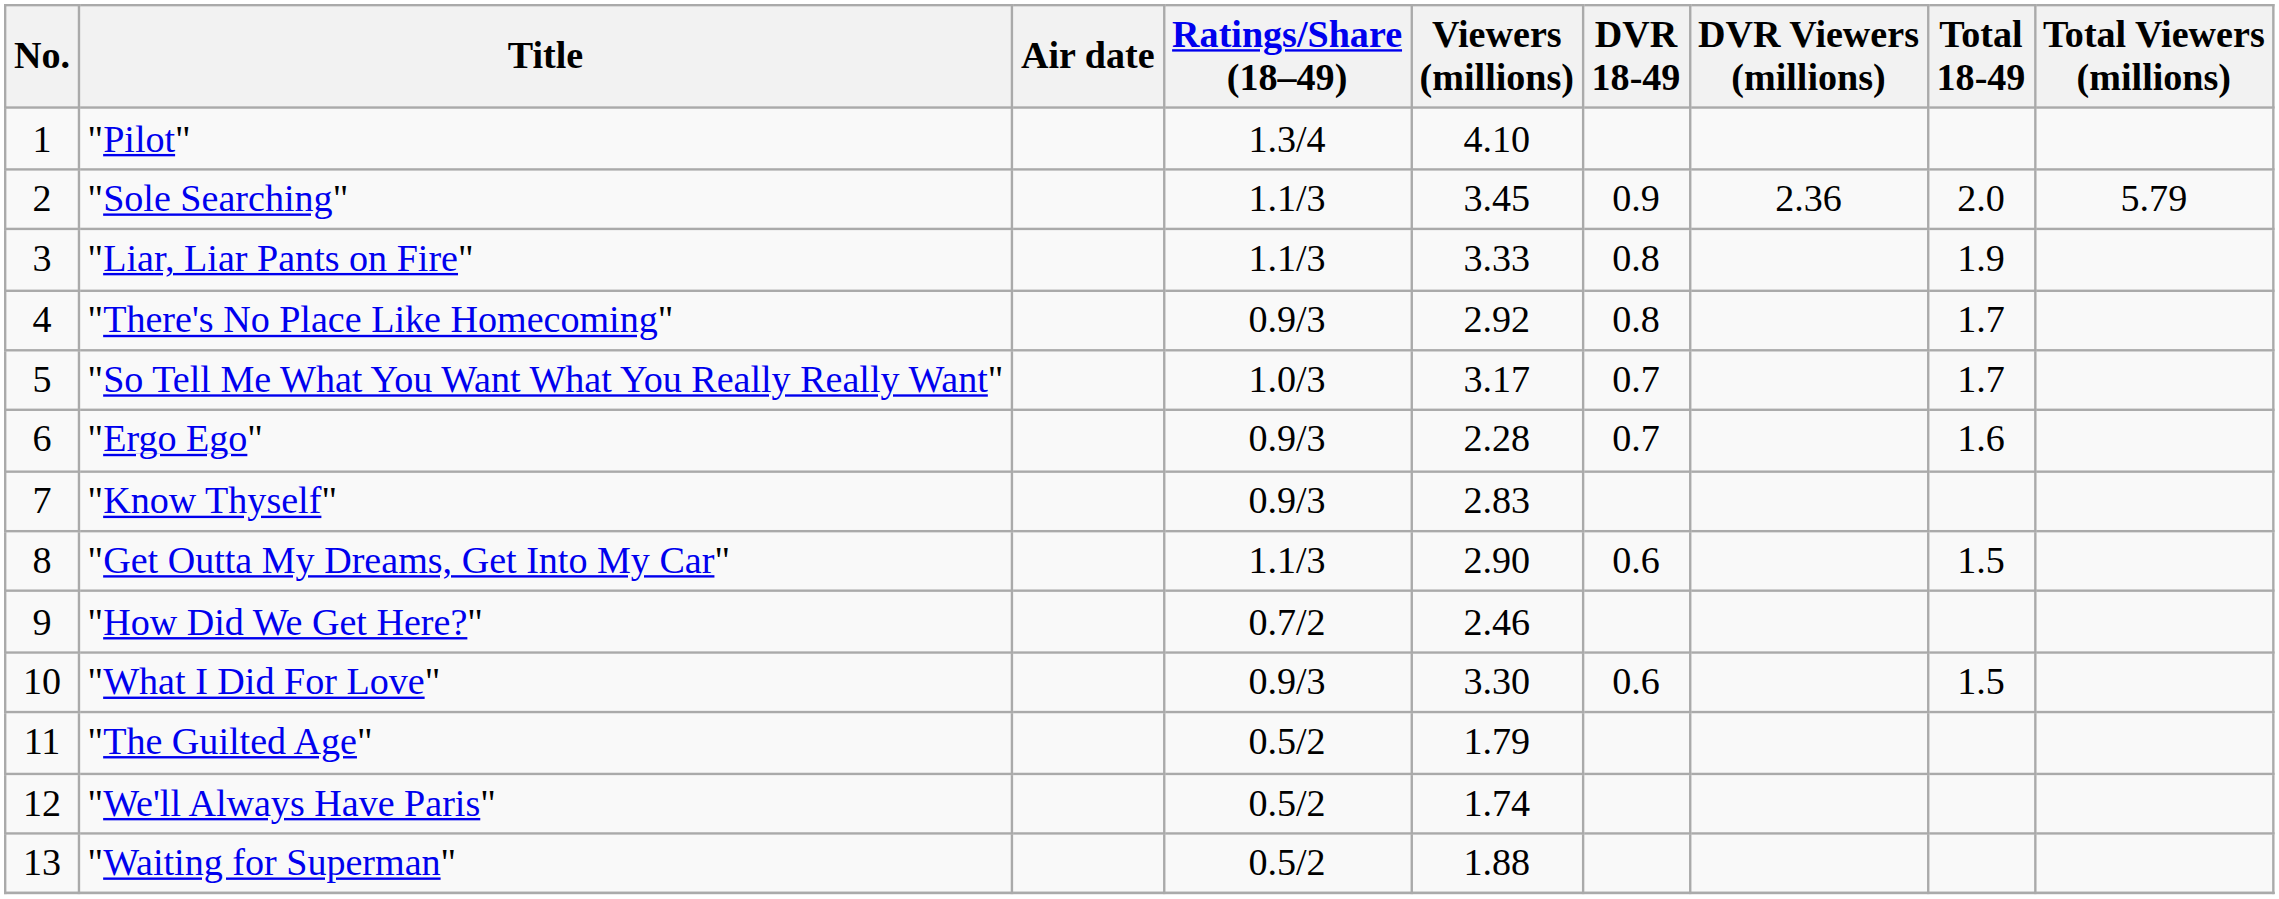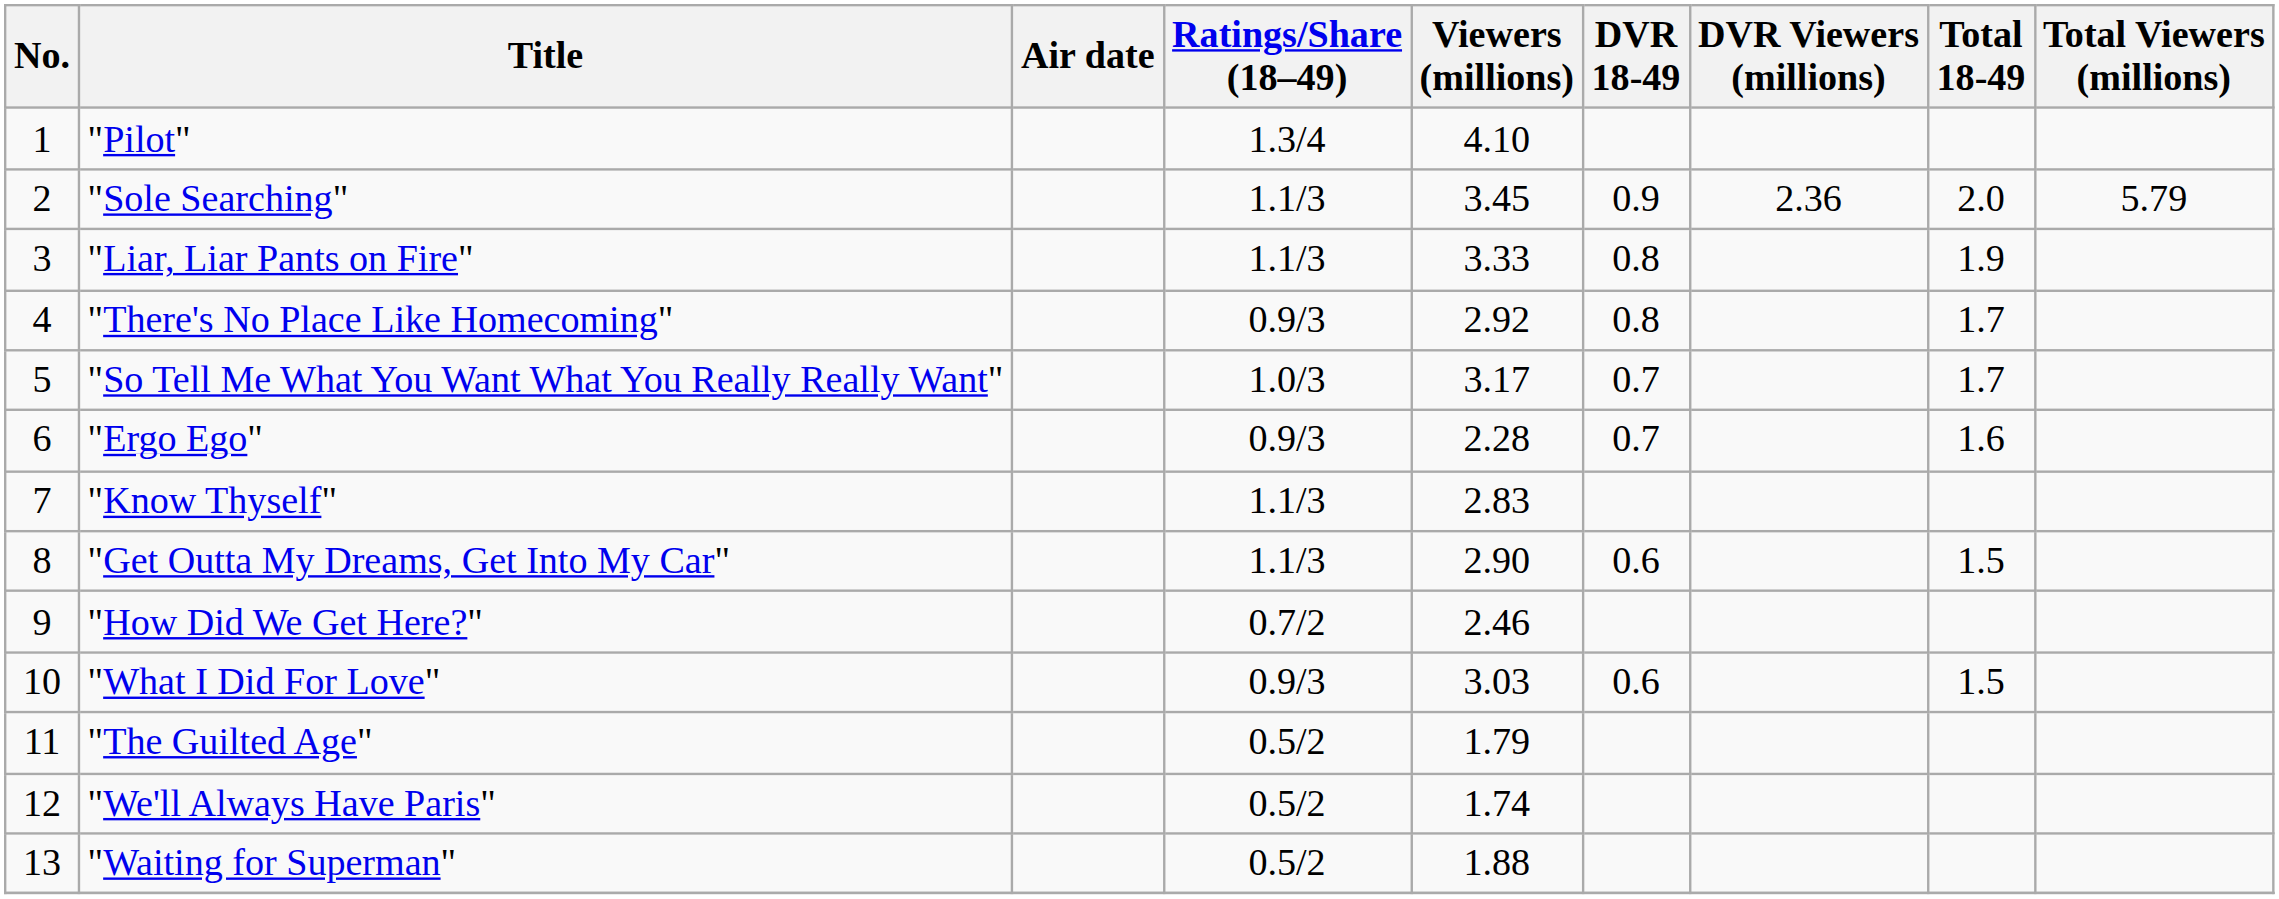(1287, 500) 0.9/3 -> (1287, 500) 1.1/3
(1497, 681) 3.30 -> (1497, 681) 3.03
